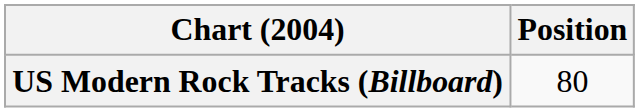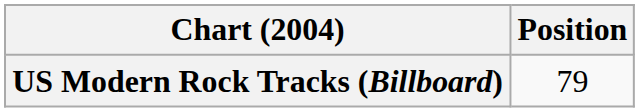(572, 80) 80 -> (572, 80) 79
